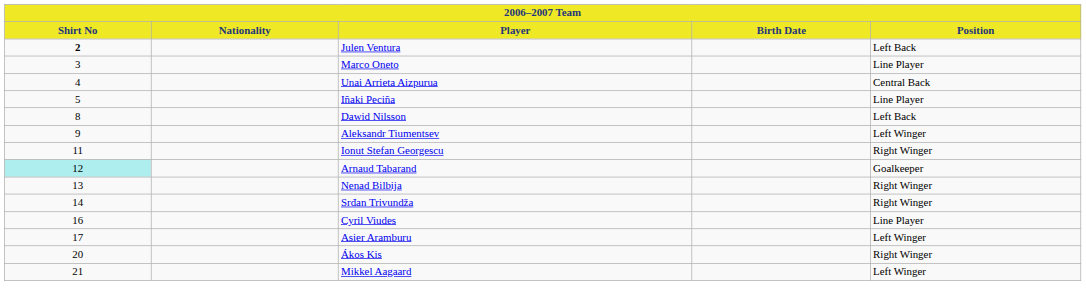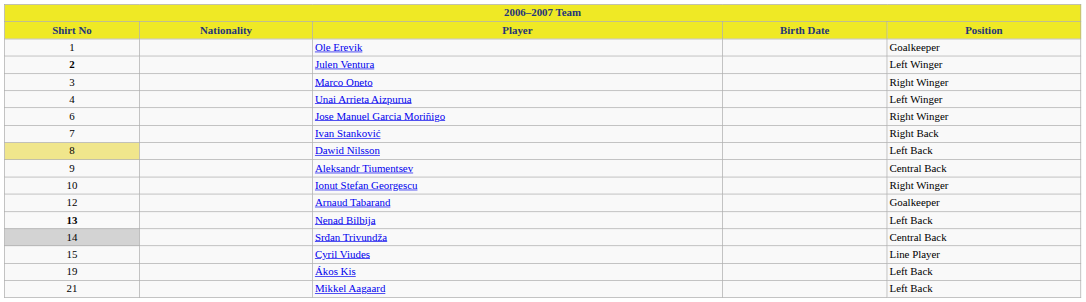+ row: (339, 47)
(895, 47) Left Back -> (916, 64) Left Winger
(898, 64) Line Player -> (919, 82) Right Winger
(902, 82) Central Back -> (916, 99) Left Winger
- row: (368, 99)
+ row: (380, 116)
+ row: (348, 133)
(78, 116) no background -> (72, 151) khaki background
(900, 133) Left Winger -> (918, 168) Central Back
(78, 151) 11 -> (72, 185) 10
(78, 168) paleturquoise background -> (72, 202) no background
(78, 185) normal -> (72, 220) bold
(903, 185) Right Winger -> (911, 220) Left Back
(78, 202) no background -> (72, 237) lightgrey background
(903, 202) Right Winger -> (918, 237) Central Back
(78, 220) 16 -> (72, 254) 15
- row: (376, 237)
(78, 254) 20 -> (72, 271) 19
(903, 254) Right Winger -> (911, 271) Left Back
(900, 271) Left Winger -> (911, 289) Left Back
